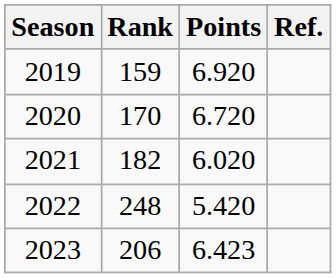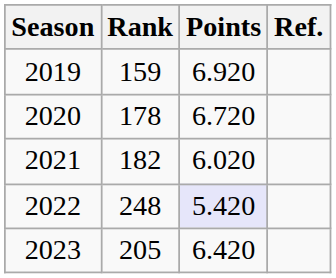(140, 116) 170 -> (140, 116) 178
(224, 205) no background -> (224, 205) lavender background
(140, 250) 206 -> (140, 250) 205
(224, 250) 6.423 -> (224, 250) 6.420
